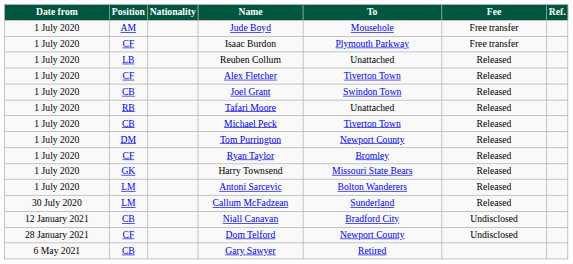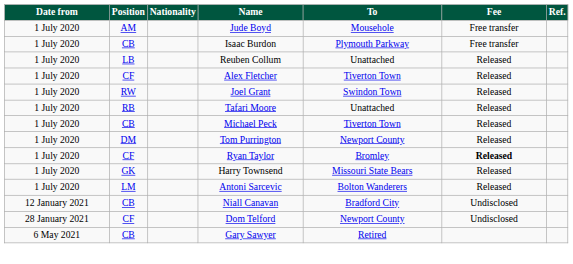(128, 44) CF -> (128, 44) CB
(128, 92) CB -> (128, 92) RW
(494, 156) normal -> (494, 156) bold
- row: (250, 203)
